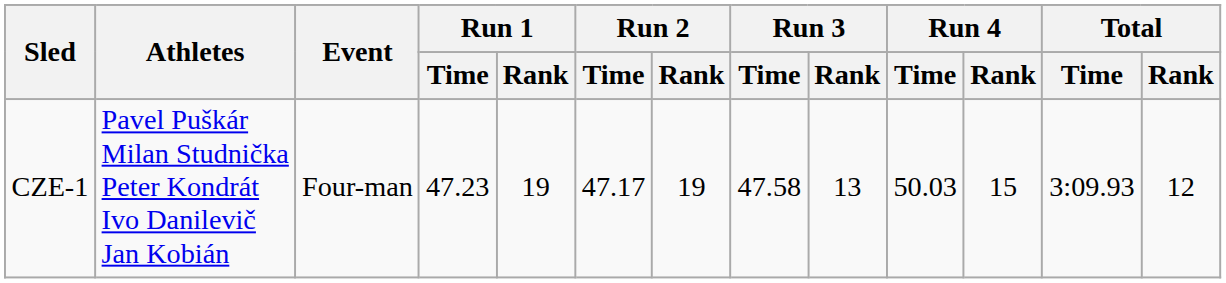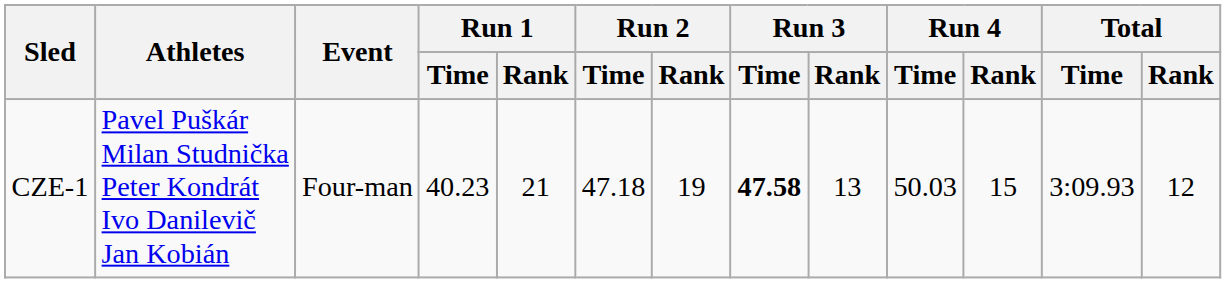(458, 187) 47.23 -> (458, 187) 40.23
(536, 187) 19 -> (536, 187) 21
(614, 187) 47.17 -> (614, 187) 47.18
(769, 187) normal -> (769, 187) bold
